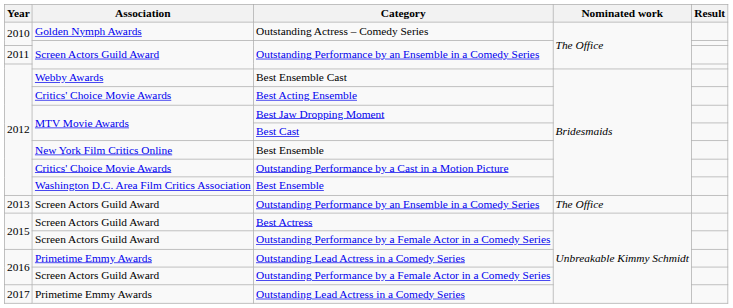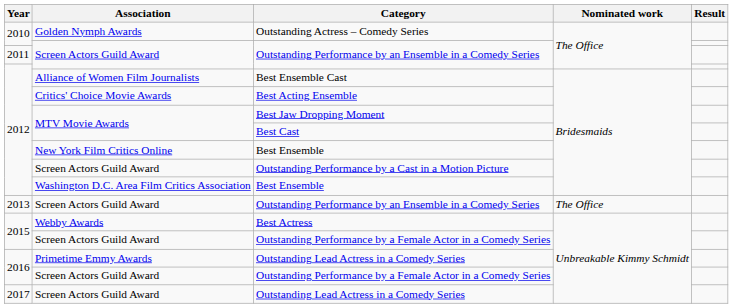(69, 78) Webby Awards -> (117, 78) Alliance of Women Film Journalists
(103, 168) Critics' Choice Movie Awards -> (97, 168) Screen Actors Guild Award
(97, 222) Screen Actors Guild Award -> (69, 222) Webby Awards
(93, 294) Primetime Emmy Awards -> (97, 294) Screen Actors Guild Award
